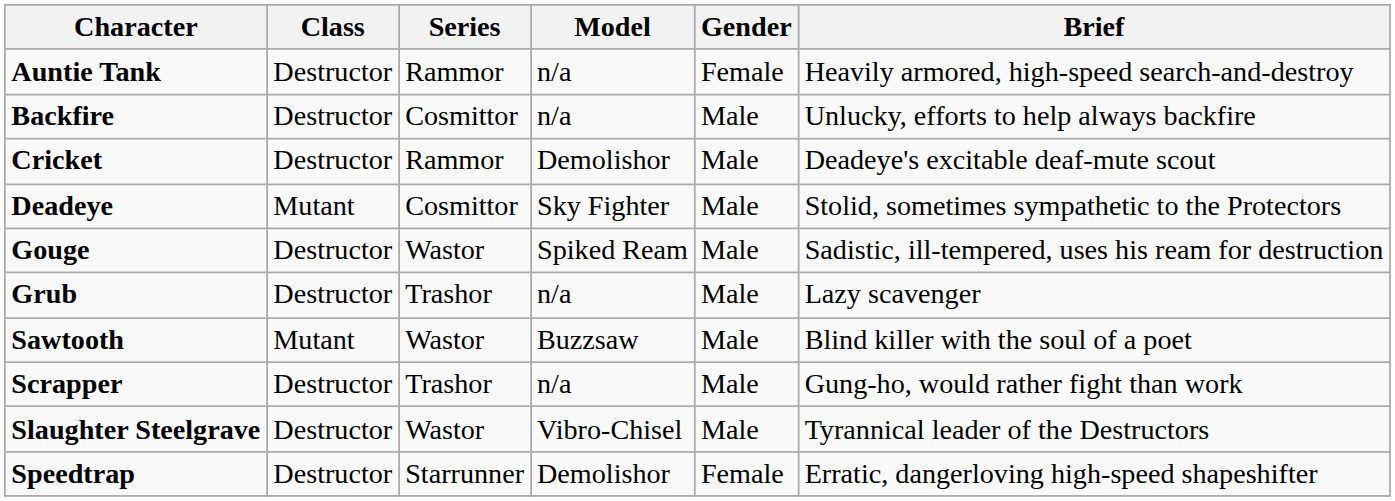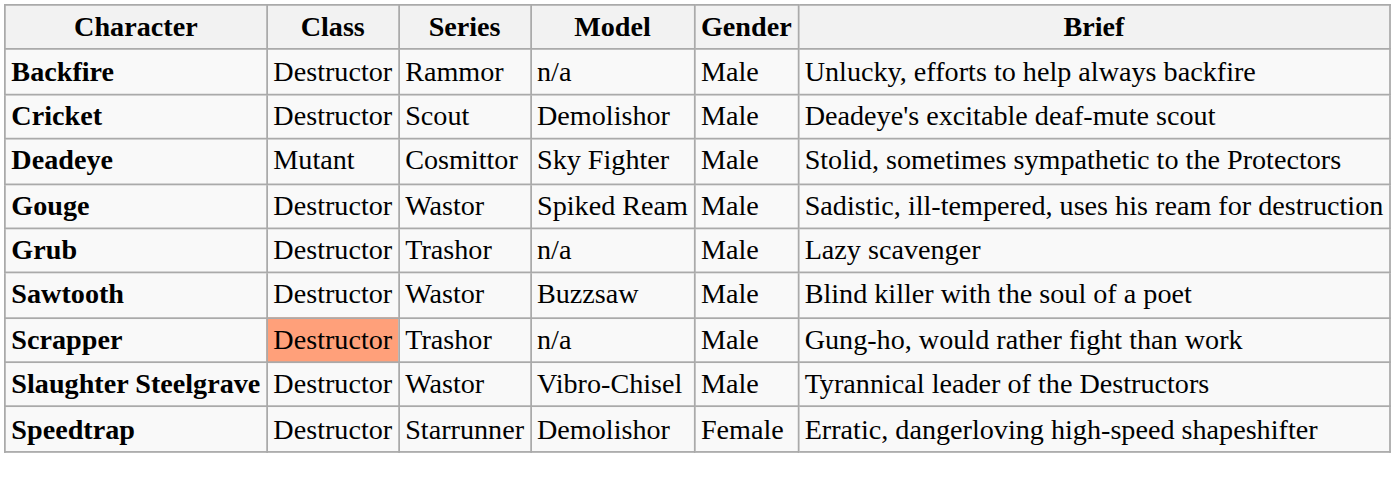- row: (86, 71)
(462, 116) Cosmittor -> (454, 71) Rammor
(454, 160) Rammor -> (437, 116) Scout
(314, 339) Mutant -> (333, 294) Destructor
(333, 384) no background -> (333, 339) lightsalmon background
